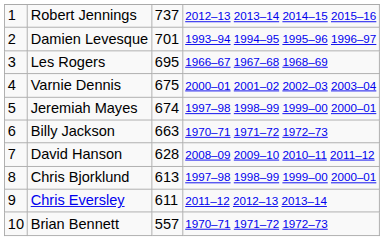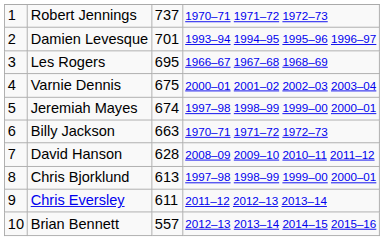(281, 16) 2012–13 2013–14 2014–15 2015–16 -> (256, 16) 1970–71 1971–72 1972–73
(256, 224) 1970–71 1971–72 1972–73 -> (281, 224) 2012–13 2013–14 2014–15 2015–16
